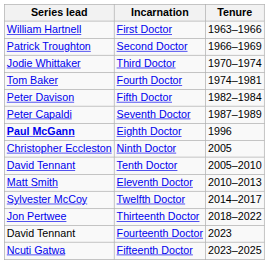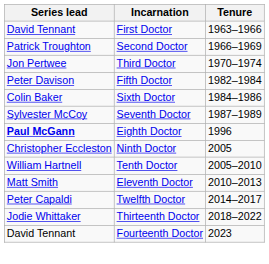(44, 30) William Hartnell -> (41, 30) David Tennant
(44, 64) Jodie Whittaker -> (37, 64) Jon Pertwee
- row: (149, 81)
+ row: (146, 98)
(39, 115) Peter Capaldi -> (47, 115) Sylvester McCoy
(41, 166) David Tennant -> (44, 166) William Hartnell
(47, 200) Sylvester McCoy -> (39, 200) Peter Capaldi
(37, 217) Jon Pertwee -> (44, 217) Jodie Whittaker
- row: (155, 251)
